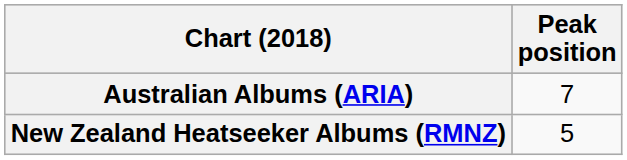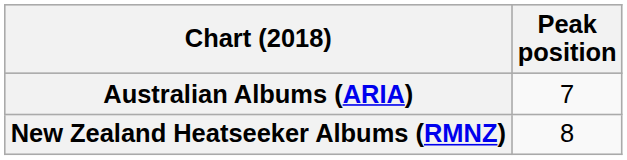(567, 133) 5 -> (567, 133) 8
